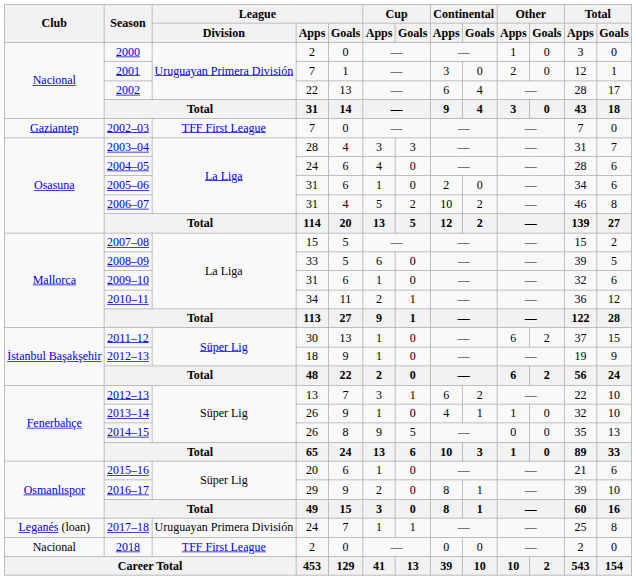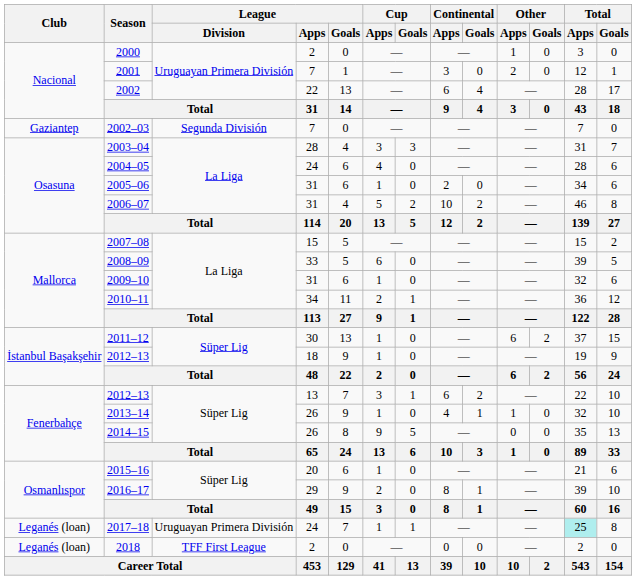(224, 128) TFF First League -> (224, 128) Segunda División
(580, 527) no background -> (580, 527) paleturquoise background
(54, 546) Nacional -> (54, 546) Leganés (loan)
